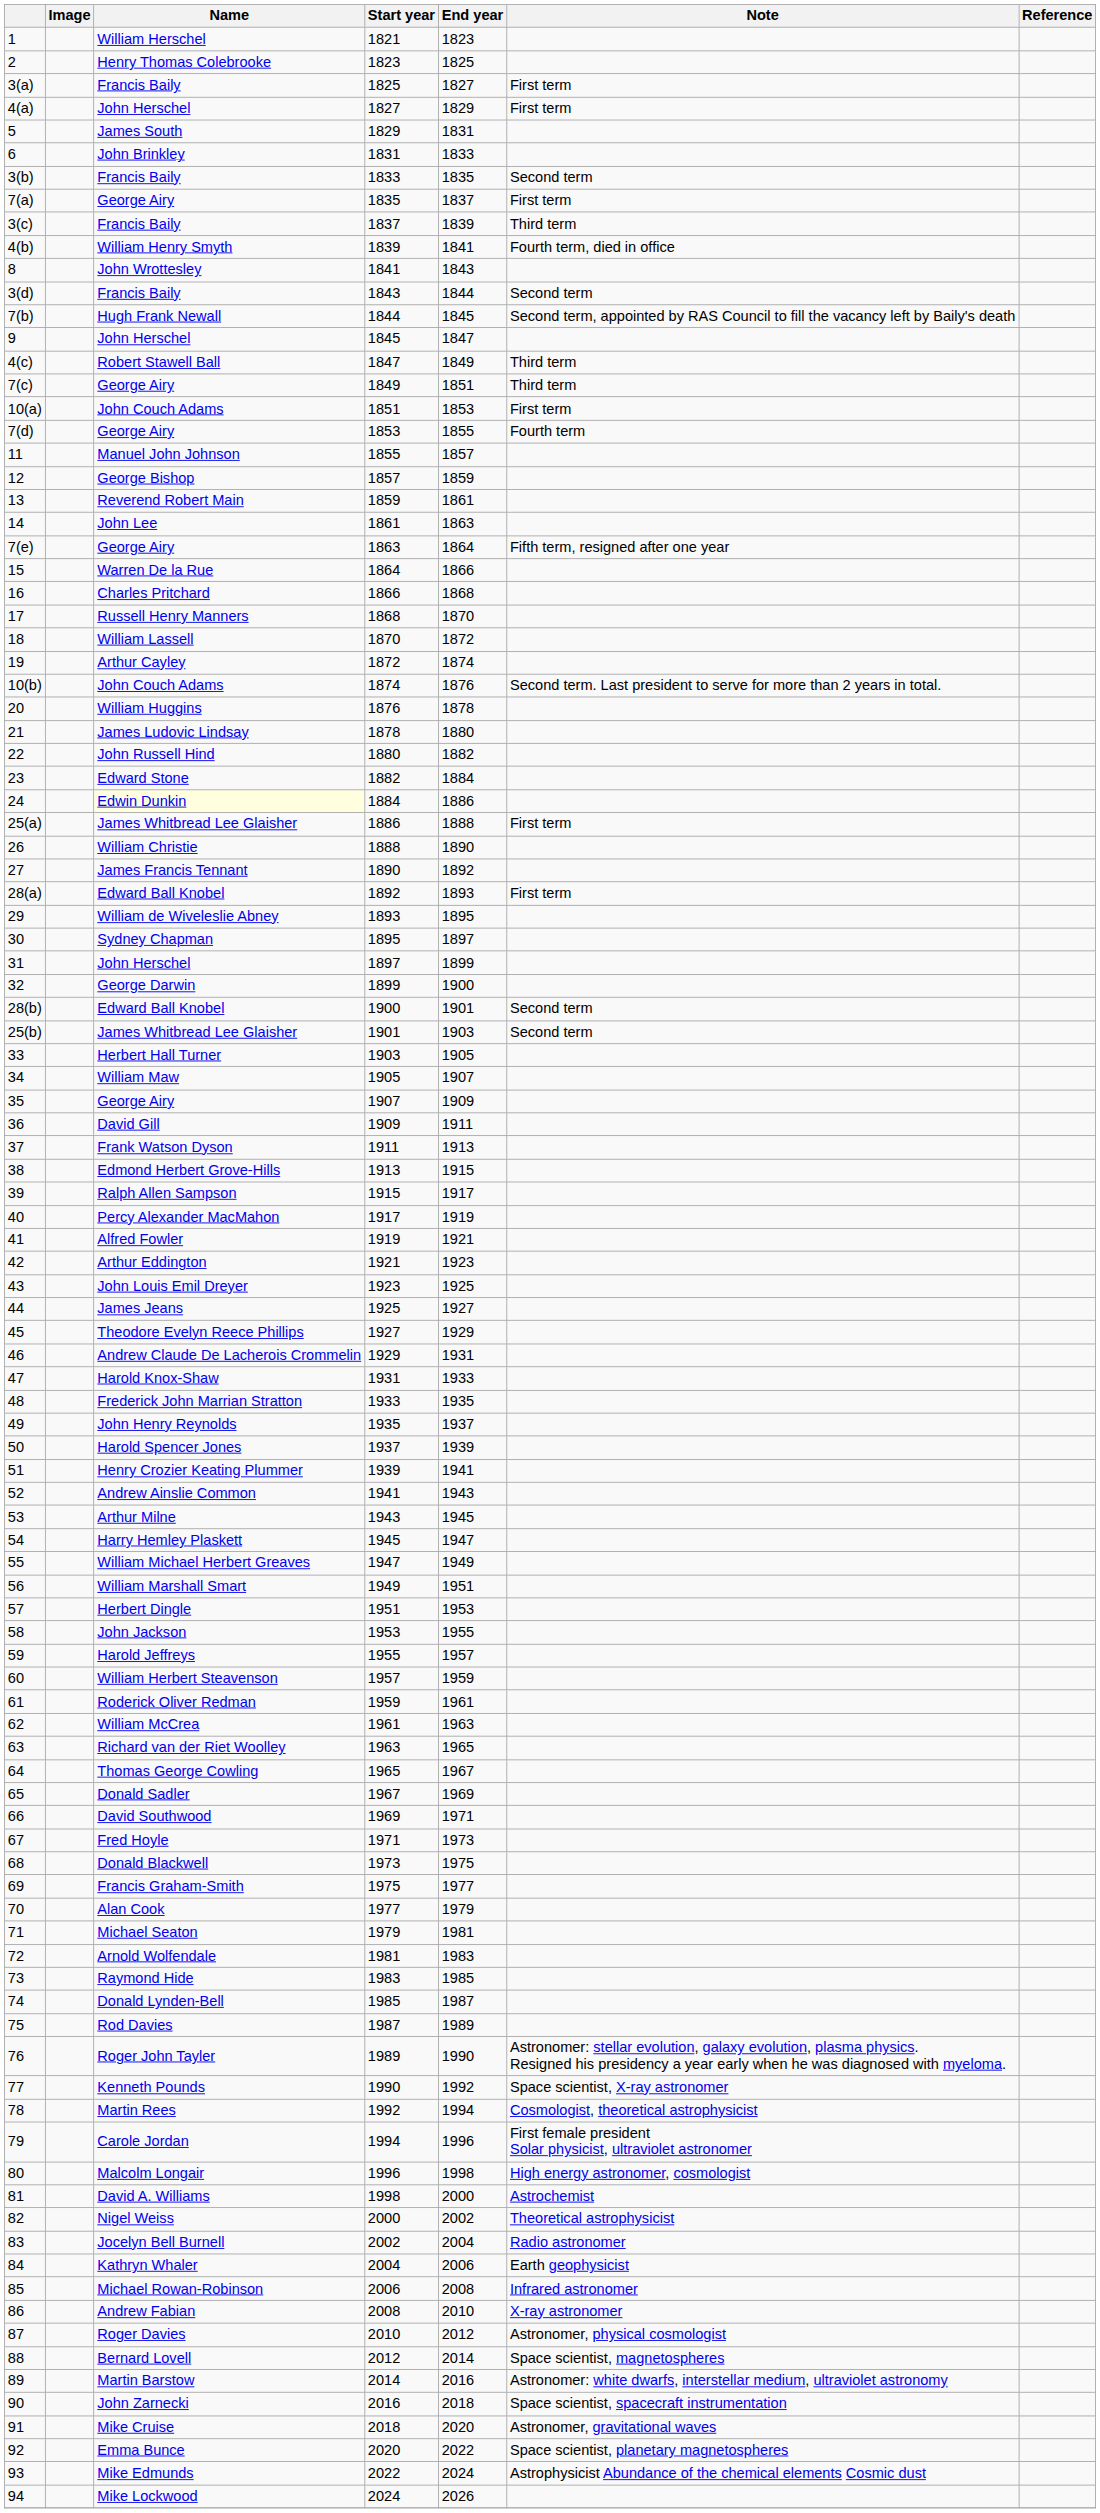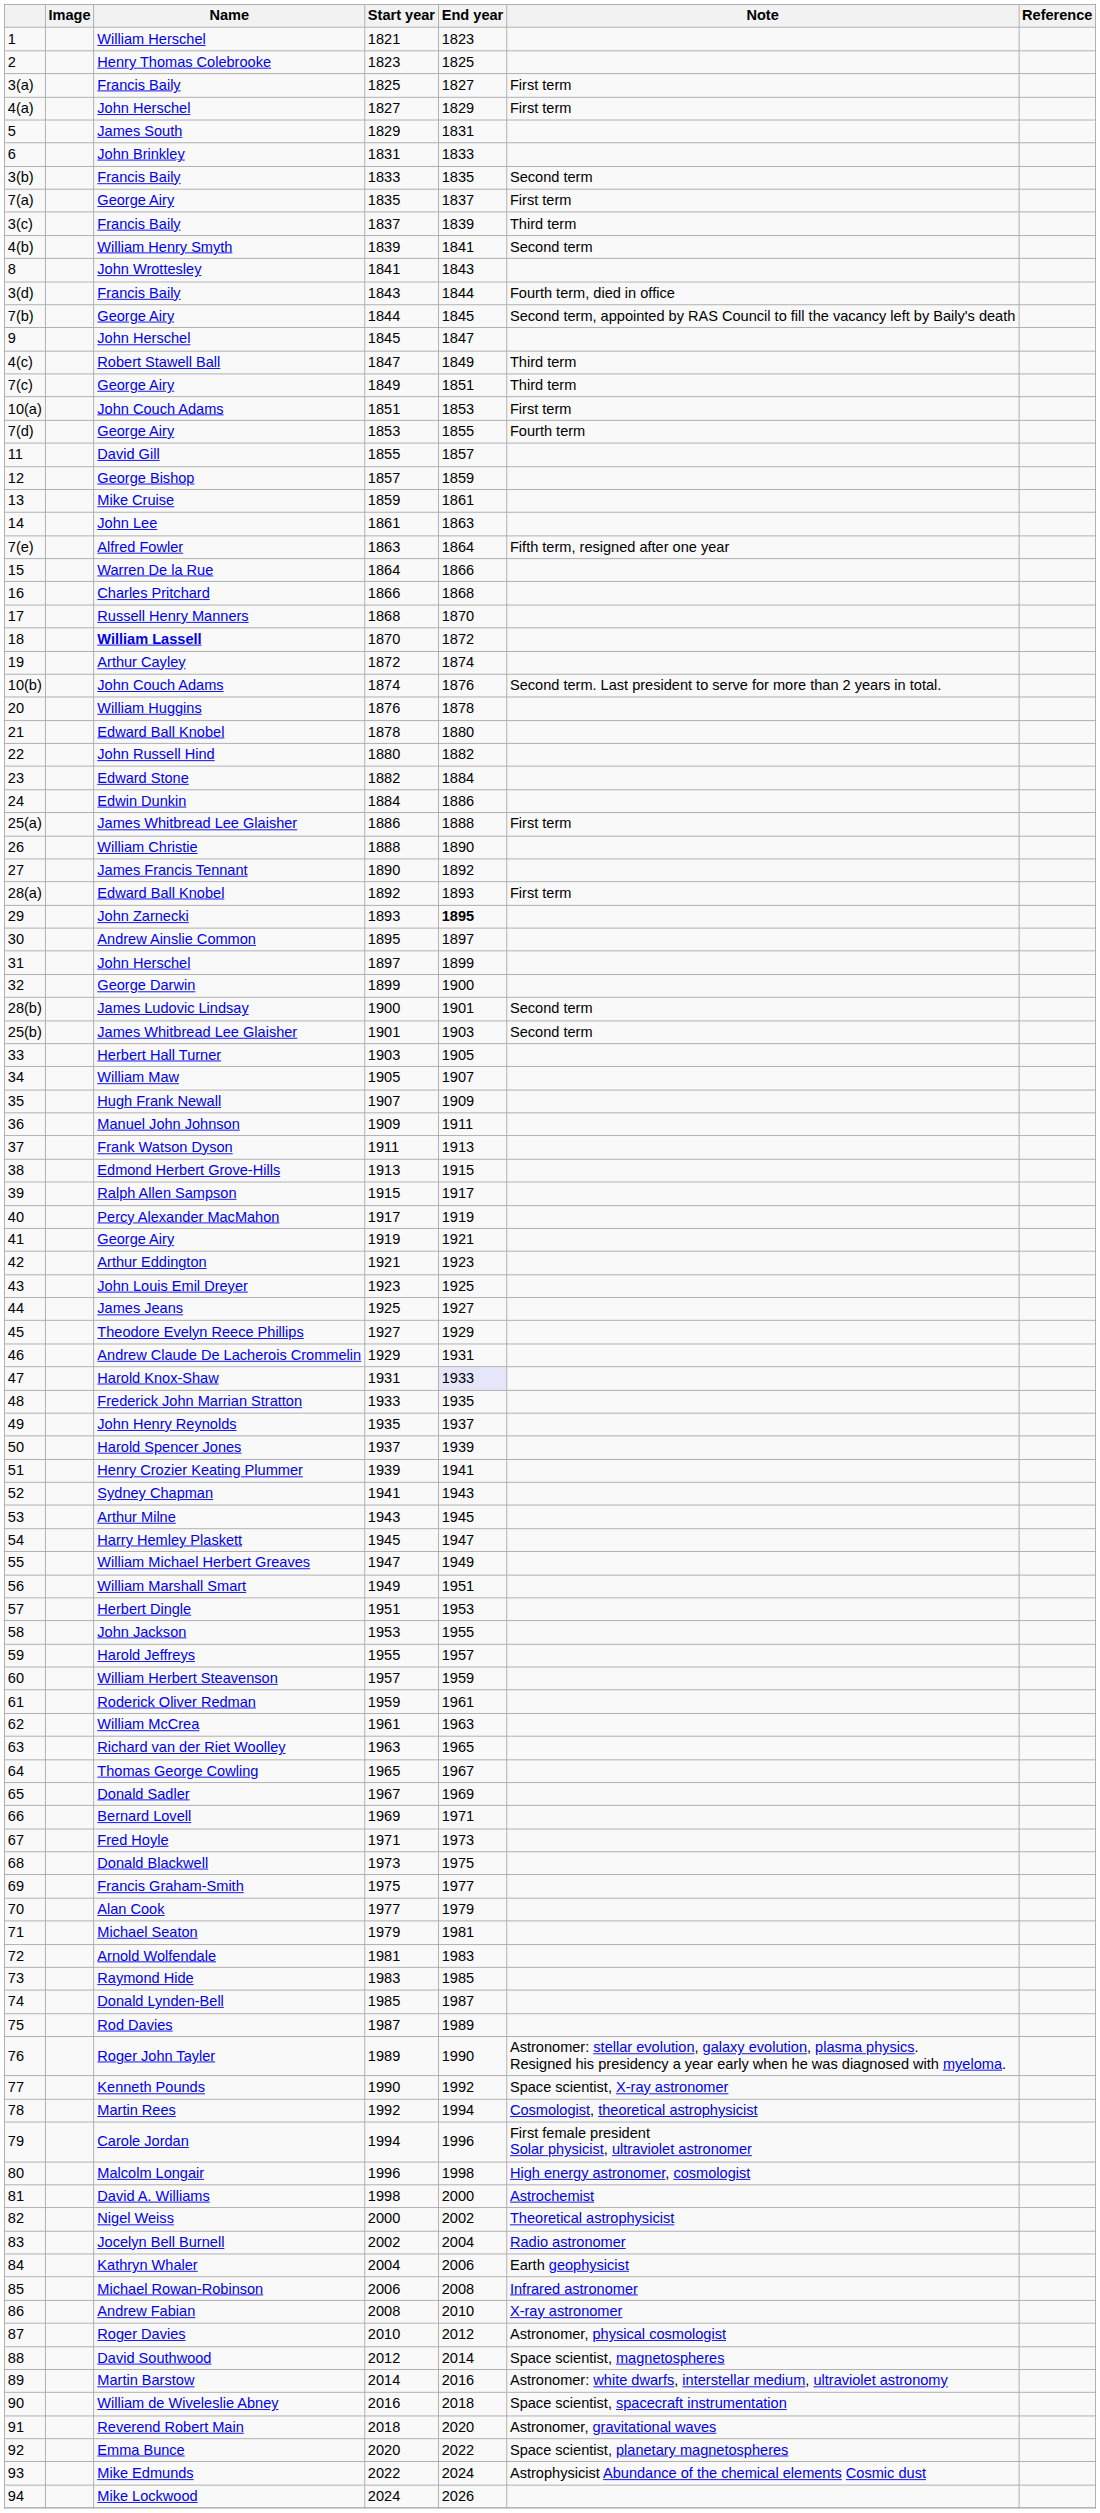(592, 246) Fourth term, died in office -> (551, 246) Second term
(551, 293) Second term -> (592, 293) Fourth term, died in office
(159, 316) Hugh Frank Newall -> (136, 316) George Airy
(169, 454) Manuel John Johnson -> (128, 454) David Gill
(171, 500) Reverend Robert Main -> (136, 500) Mike Cruise
(136, 547) George Airy -> (140, 547) Alfred Fowler
(145, 639) normal -> (149, 639) bold
(173, 731) James Ludovic Lindsay -> (161, 731) Edward Ball Knobel
(142, 801) lightyellow background -> (142, 801) no background
(188, 916) William de Wiveleslie Abney -> (143, 916) John Zarnecki
(458, 916) normal -> (458, 916) bold
(155, 939) Sydney Chapman -> (177, 939) Andrew Ainslie Common
(161, 1008) Edward Ball Knobel -> (173, 1008) James Ludovic Lindsay
(136, 1101) George Airy -> (159, 1101) Hugh Frank Newall
(128, 1124) David Gill -> (169, 1124) Manuel John Johnson
(140, 1239) Alfred Fowler -> (136, 1239) George Airy
(458, 1378) no background -> (458, 1378) lavender background
(177, 1493) Andrew Ainslie Common -> (155, 1493) Sydney Chapman
(154, 1817) David Southwood -> (144, 1817) Bernard Lovell
(144, 2357) Bernard Lovell -> (154, 2357) David Southwood
(143, 2404) John Zarnecki -> (188, 2404) William de Wiveleslie Abney
(136, 2427) Mike Cruise -> (171, 2427) Reverend Robert Main
